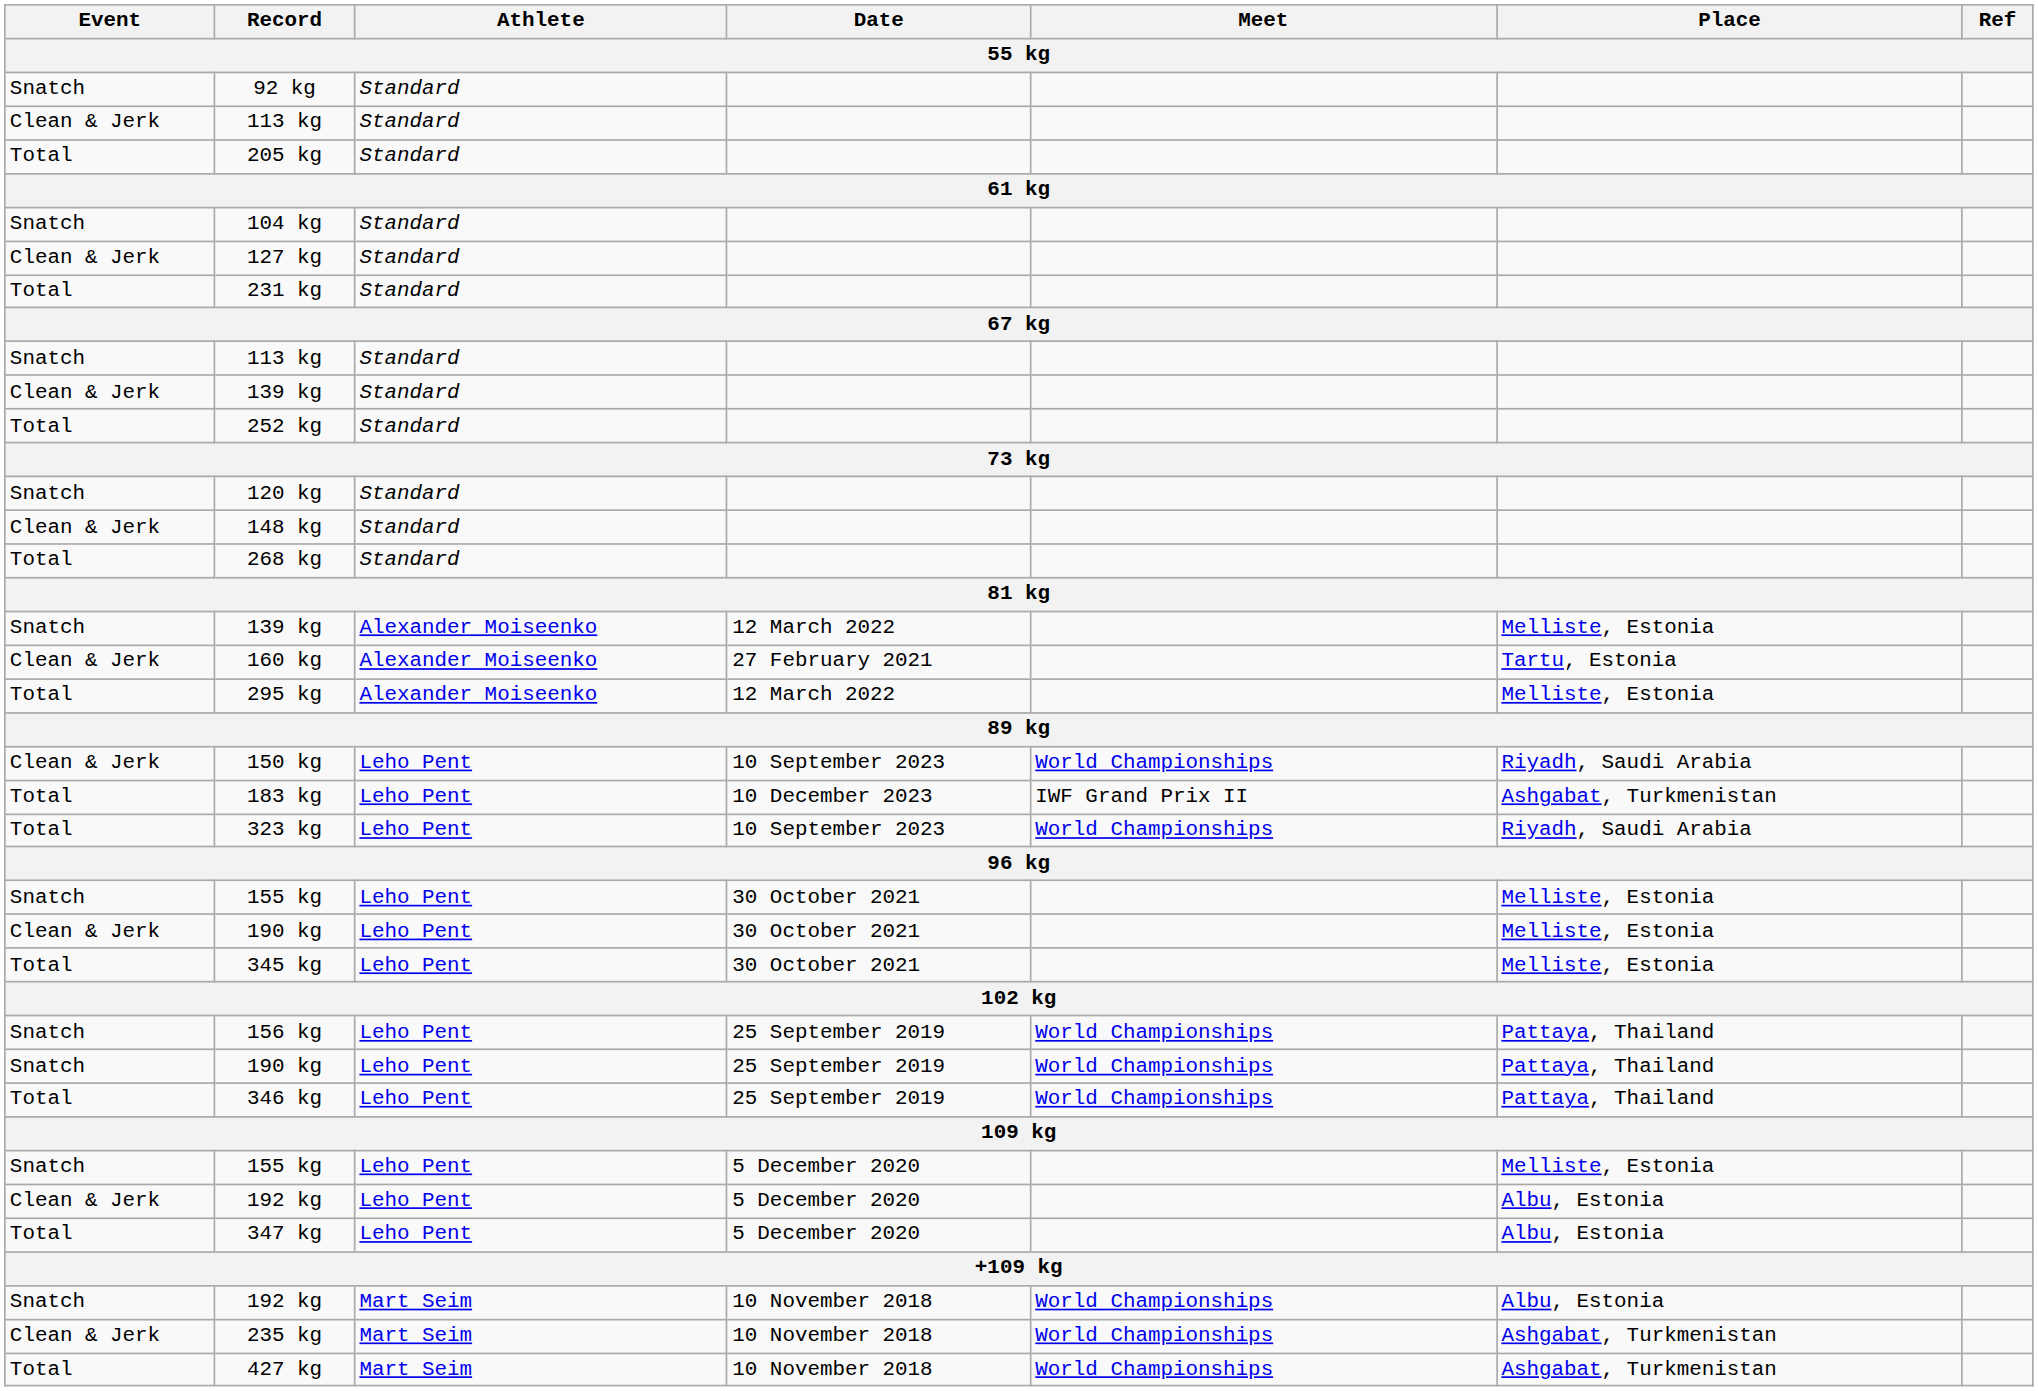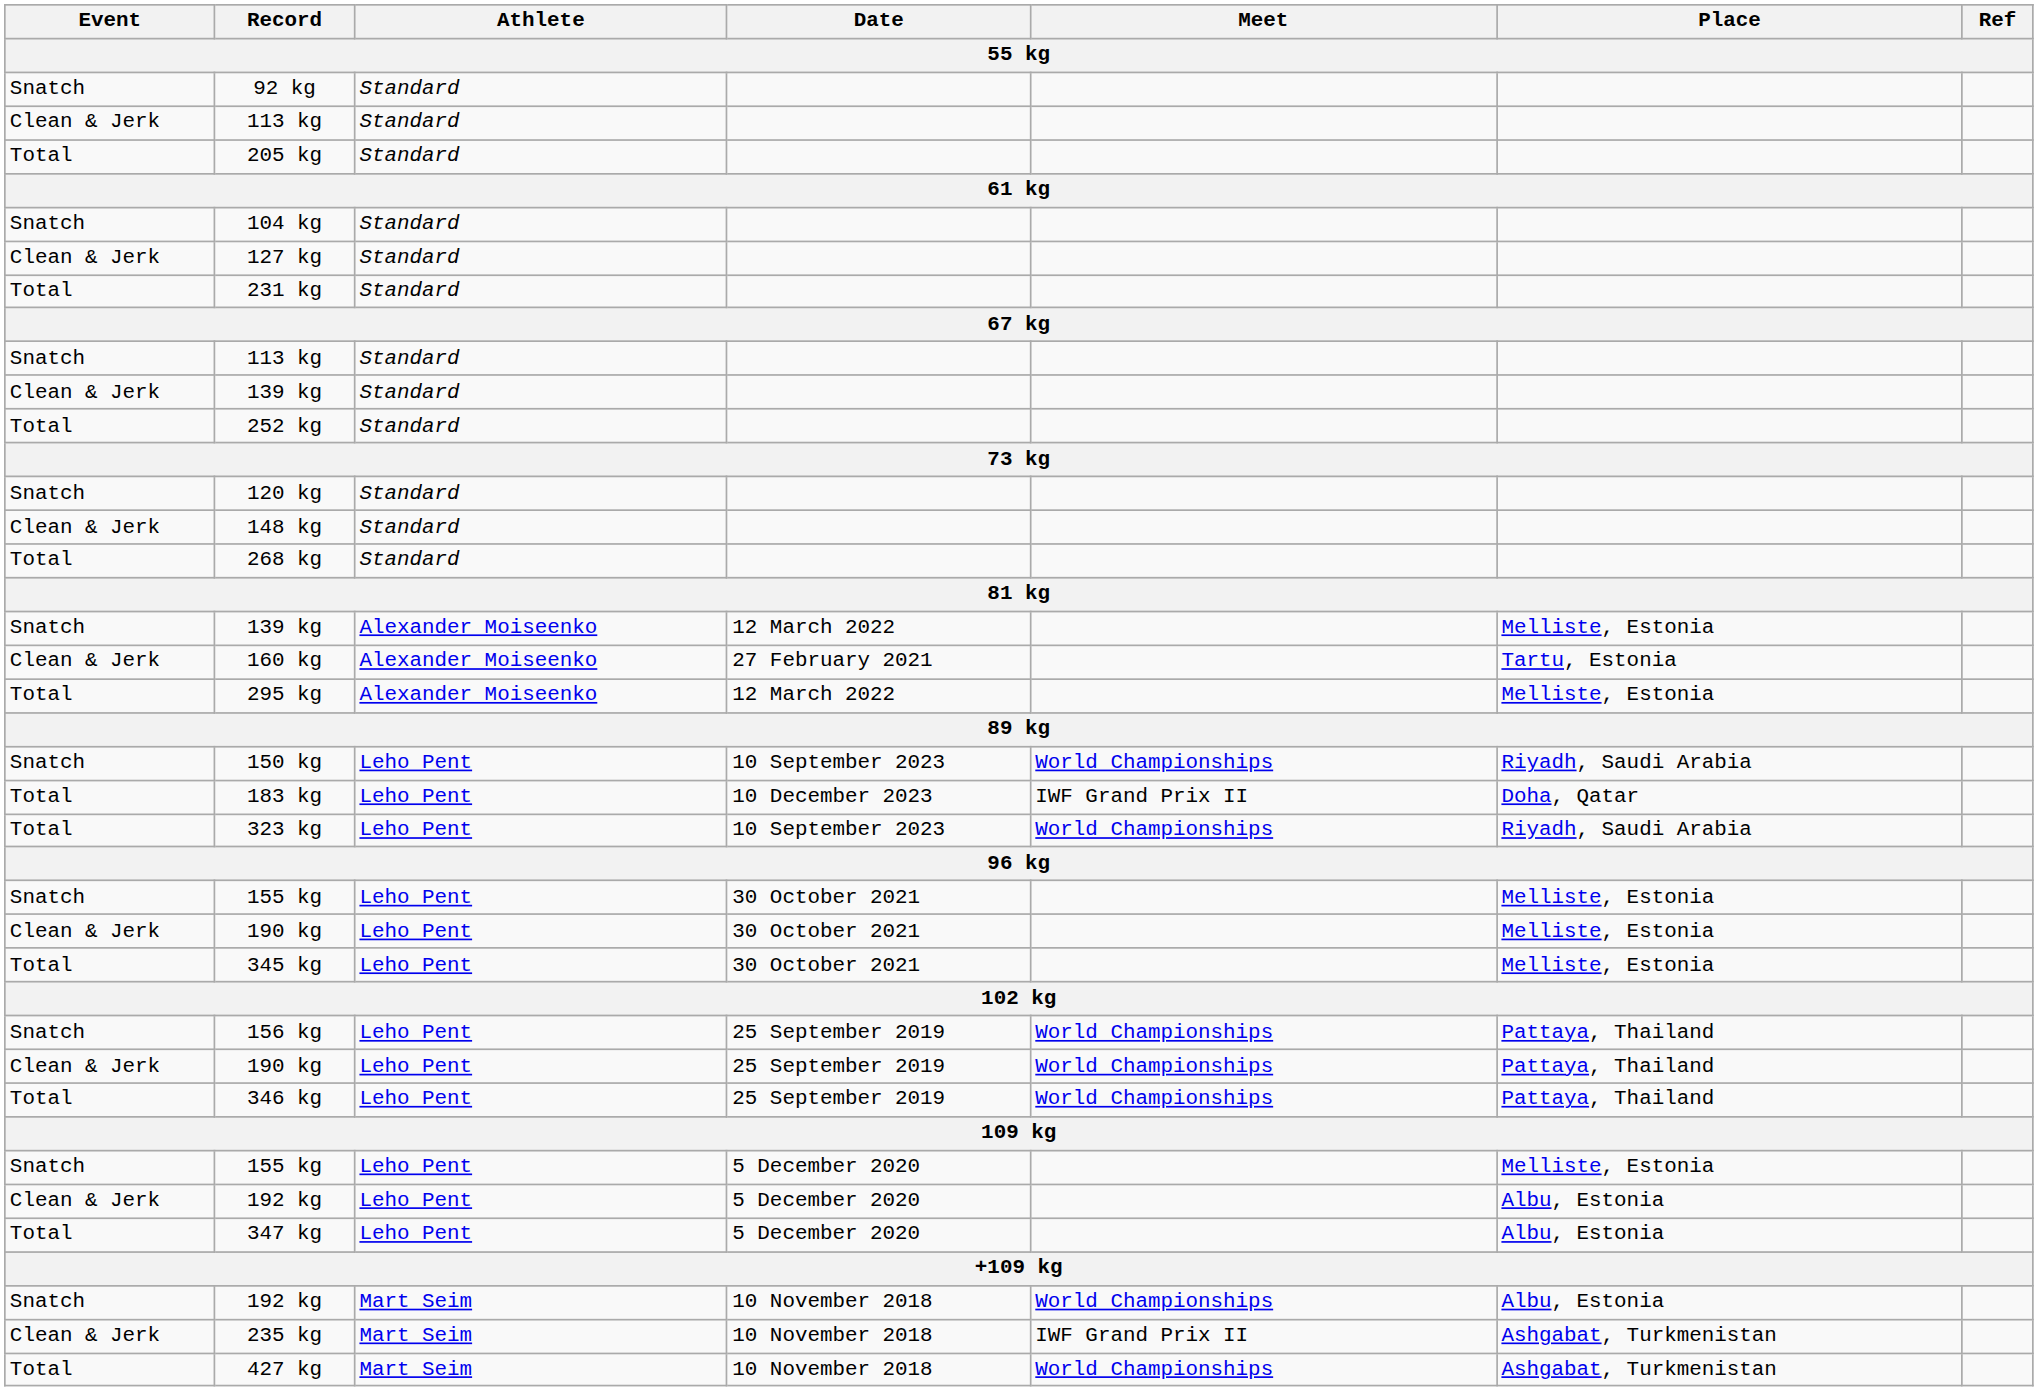(85, 763) Clean & Jerk -> (47, 763) Snatch
(1639, 797) Ashgabat, Turkmenistan -> (1570, 797) Doha, Qatar
(47, 1067) Snatch -> (85, 1067) Clean & Jerk
(1154, 1336) World Championships -> (1142, 1336) IWF Grand Prix II
